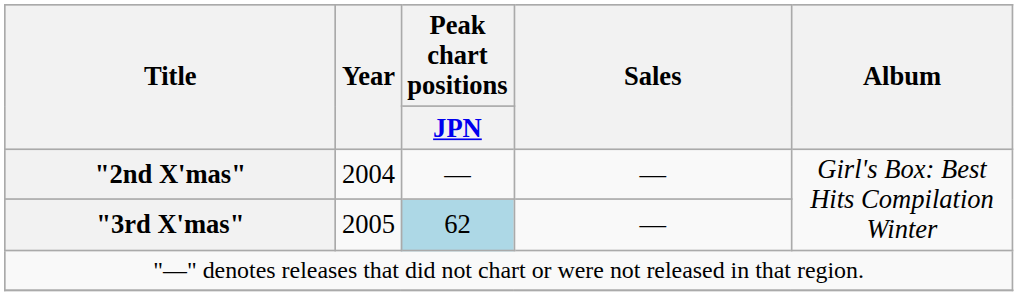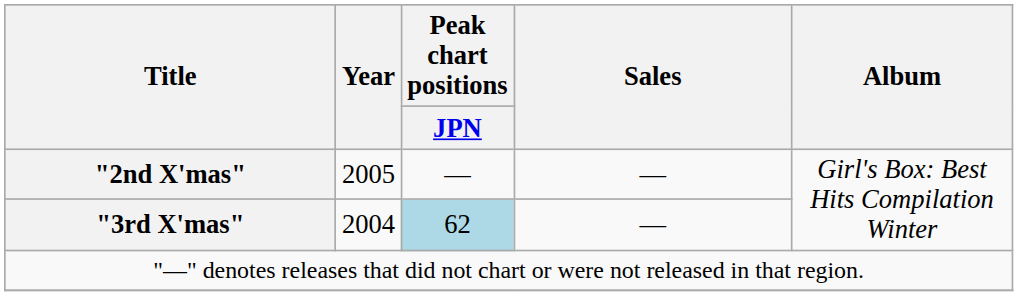(368, 173) 2004 -> (368, 173) 2005
(368, 224) 2005 -> (368, 224) 2004
